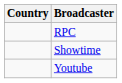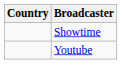- row: (65, 31)
